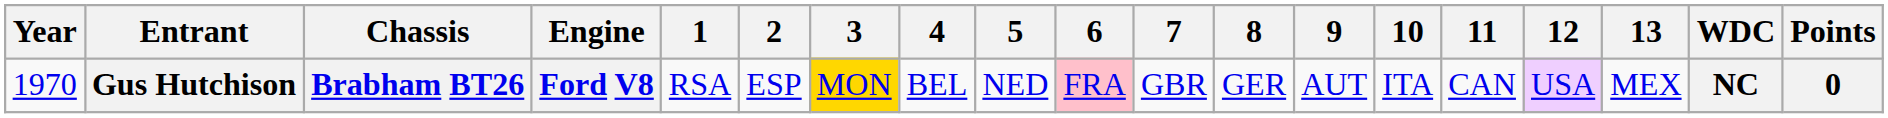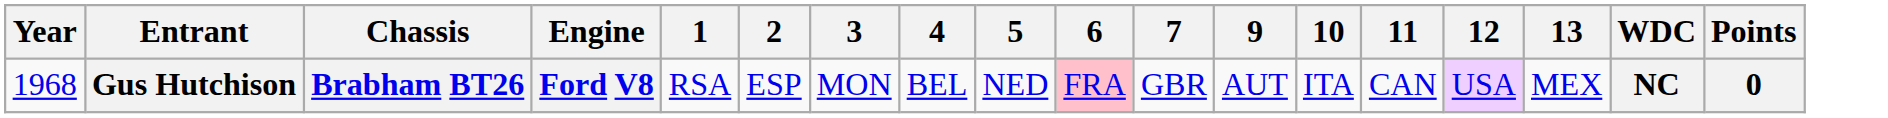- column: (1254, 31)
(45, 84) 1970 -> (45, 84) 1968
(854, 84) gold background -> (854, 84) no background
